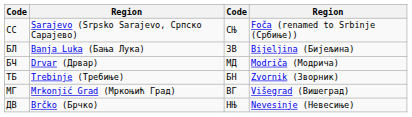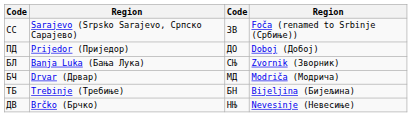(232, 30) СЊ -> (232, 30) ЗВ
+ row: (12, 49)
(232, 49) ЗВ -> (232, 63) СЊ
(303, 49) Bijeljina (Бијељина) -> (295, 63) Zvornik (Зворник)
(295, 77) Zvornik (Зворник) -> (303, 91) Bijeljina (Бијељина)
- row: (12, 91)
